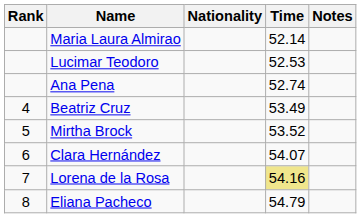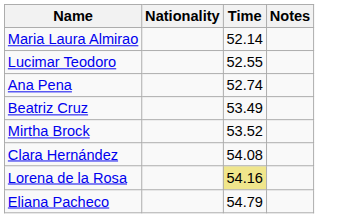- column: (26, 16)
(287, 62) 52.53 -> (245, 62) 52.55
(287, 155) 54.07 -> (245, 155) 54.08
